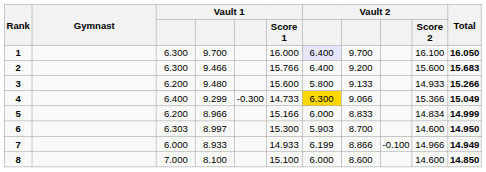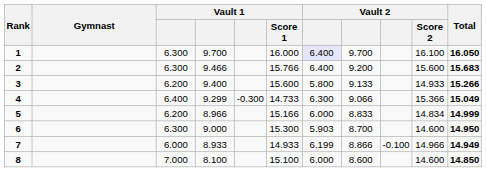(215, 83) 9.480 -> (215, 83) 9.400
(322, 99) gold background -> (322, 99) no background
(176, 129) 6.303 -> (176, 129) 6.300
(215, 129) 8.997 -> (215, 129) 9.000
